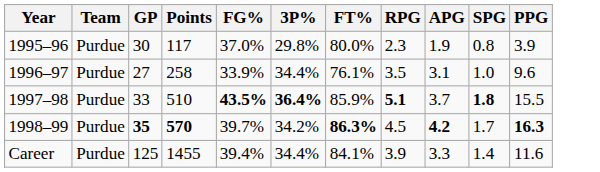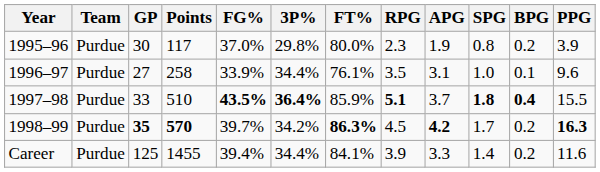+ column: (532, 18)
